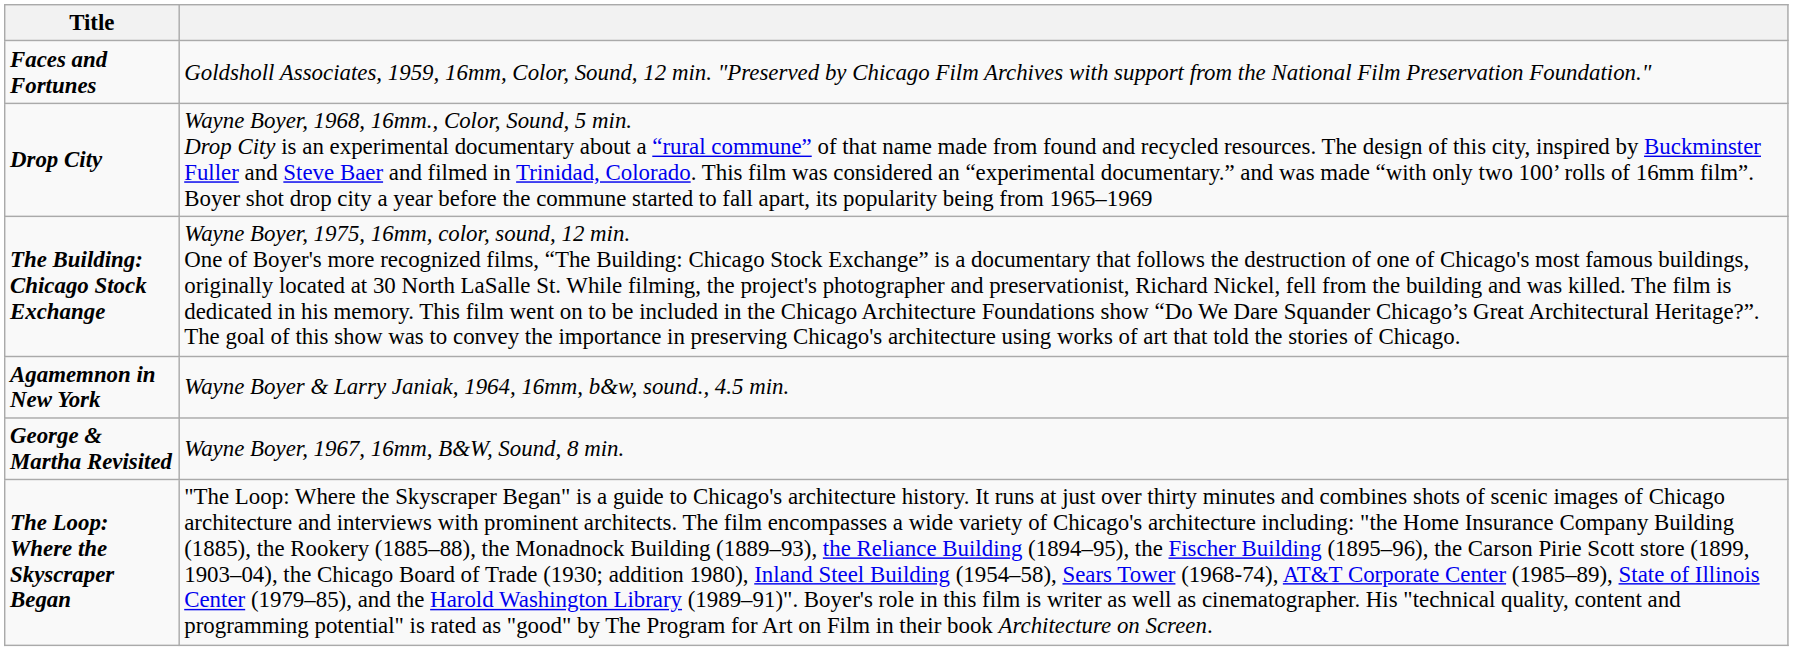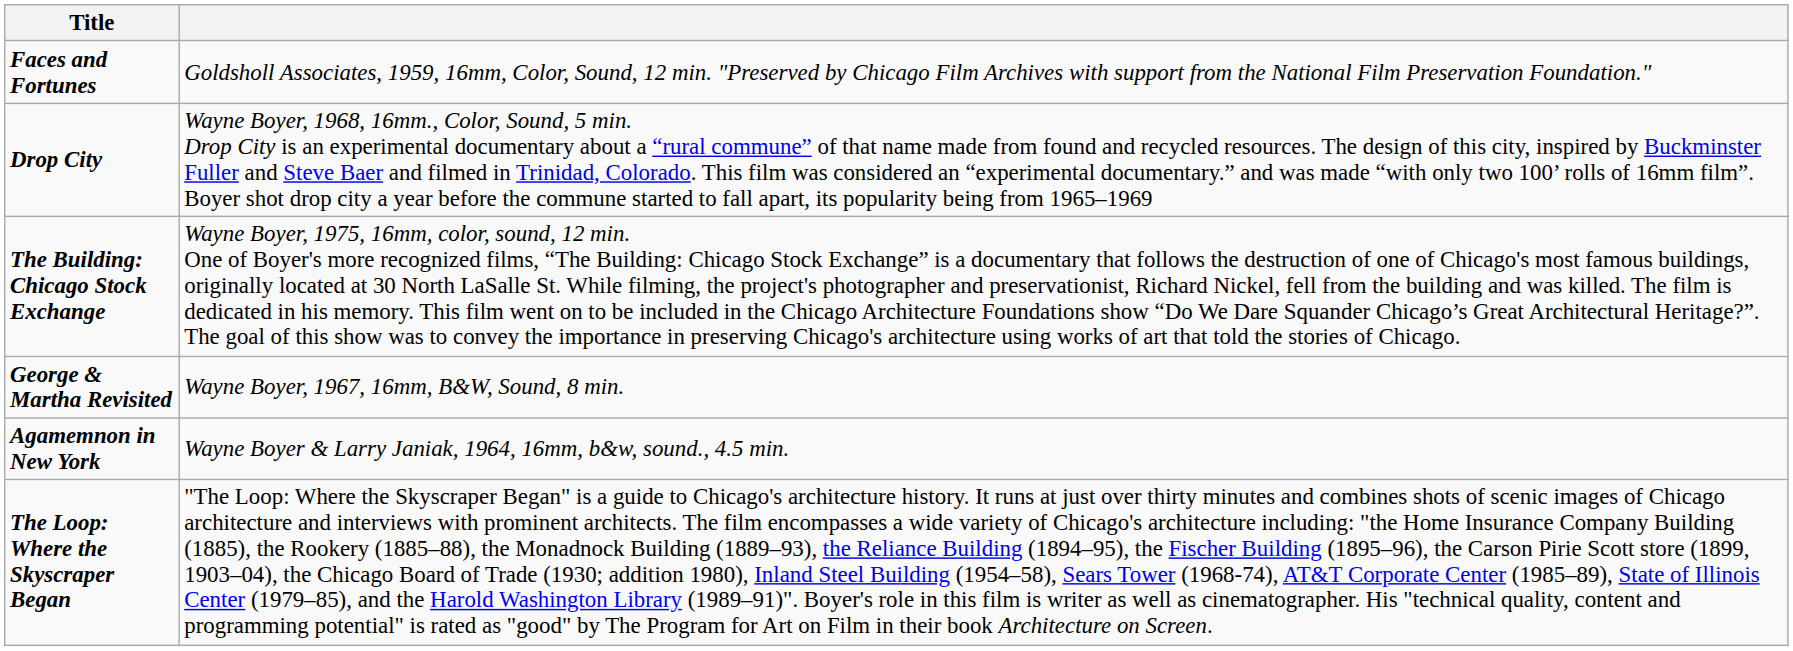rows swapped: (83, 386) <-> (91, 448)
